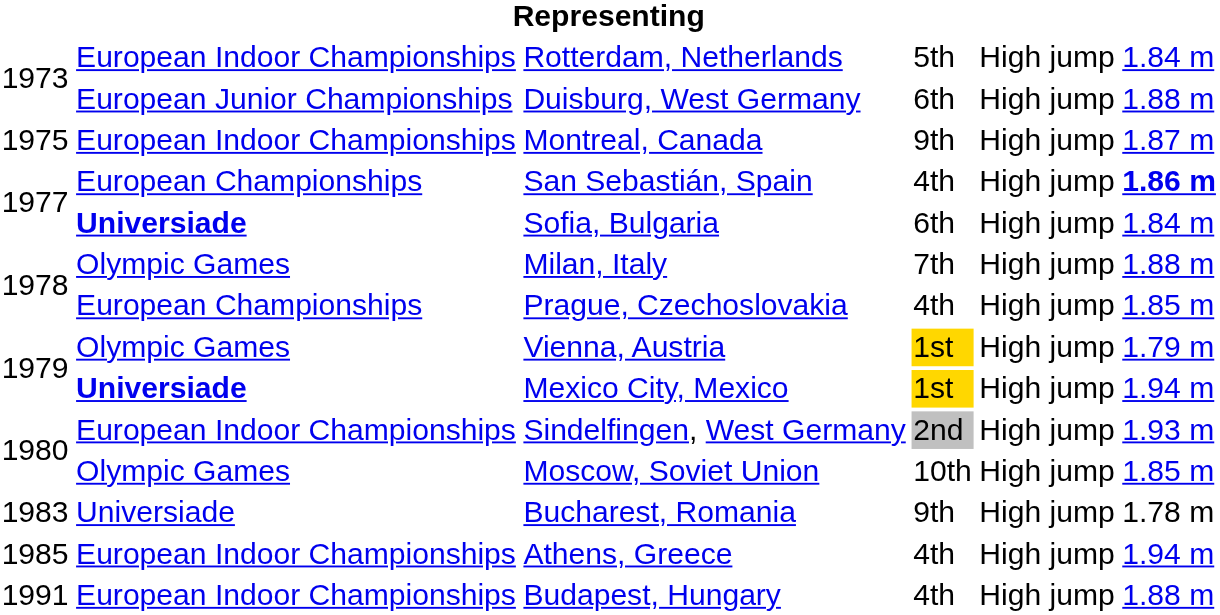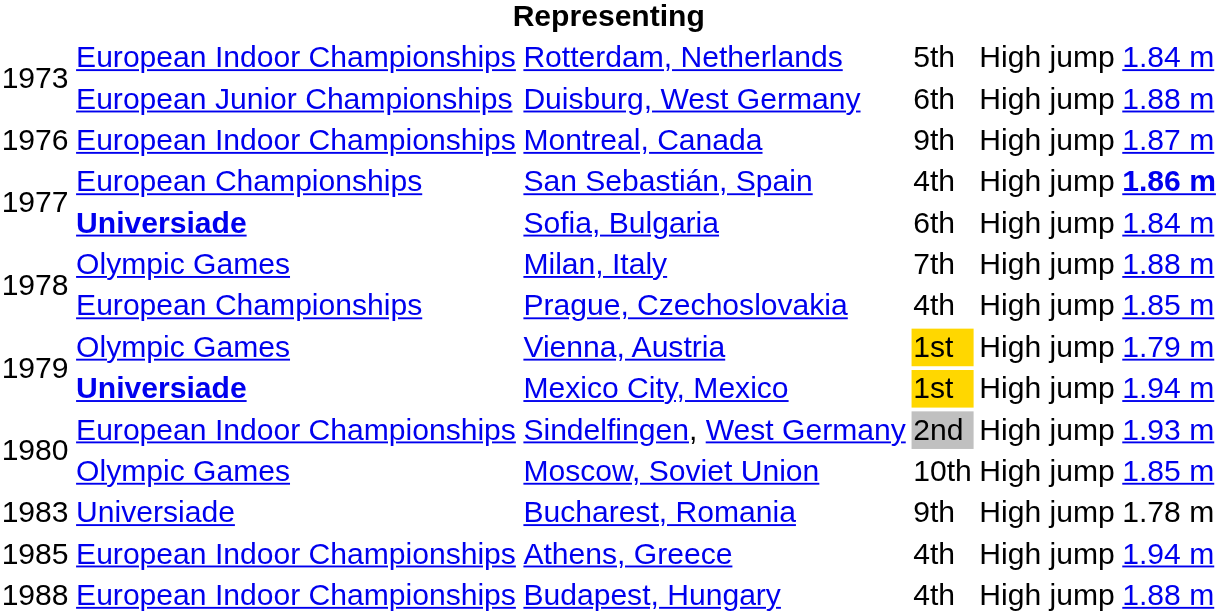(35, 140) 1975 -> (35, 140) 1976
(35, 595) 1991 -> (35, 595) 1988
